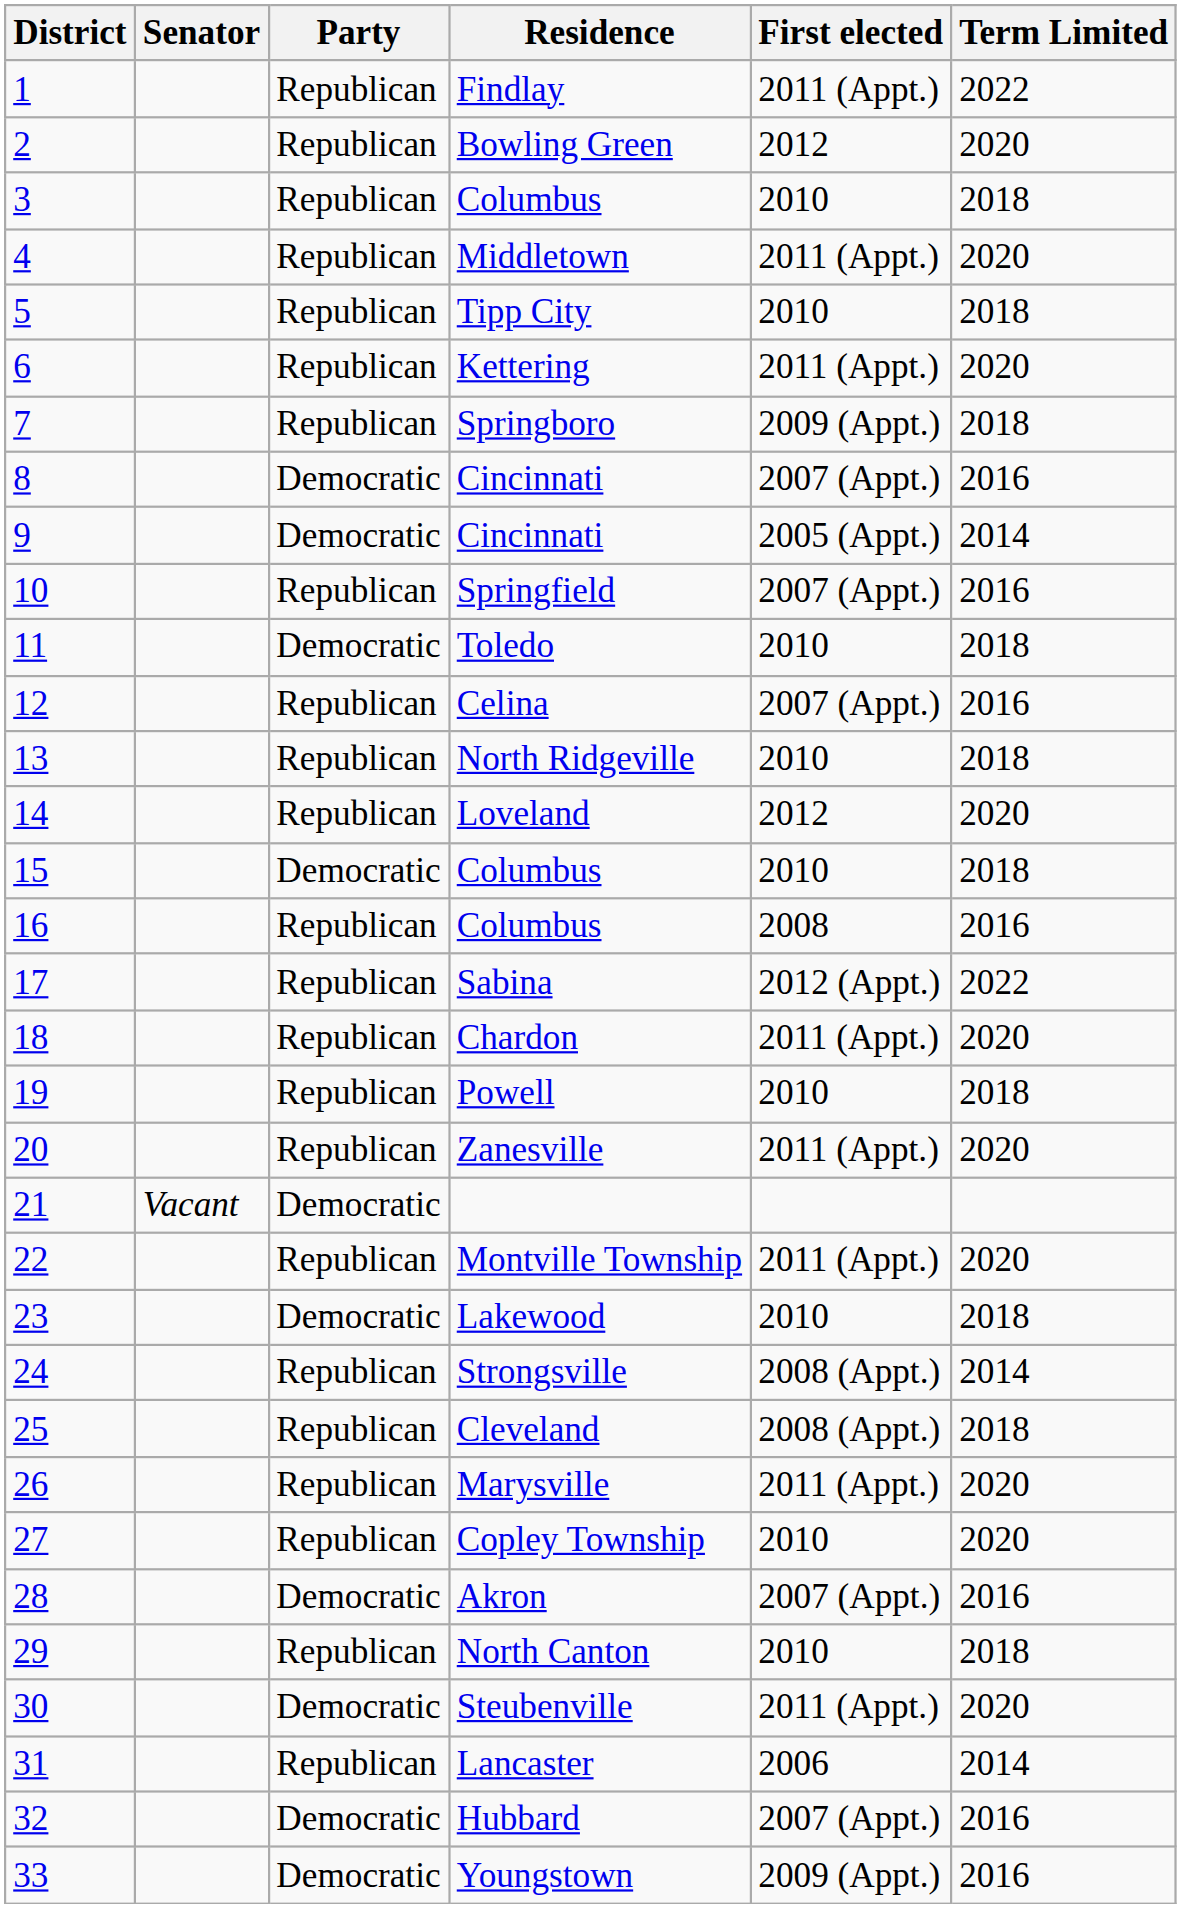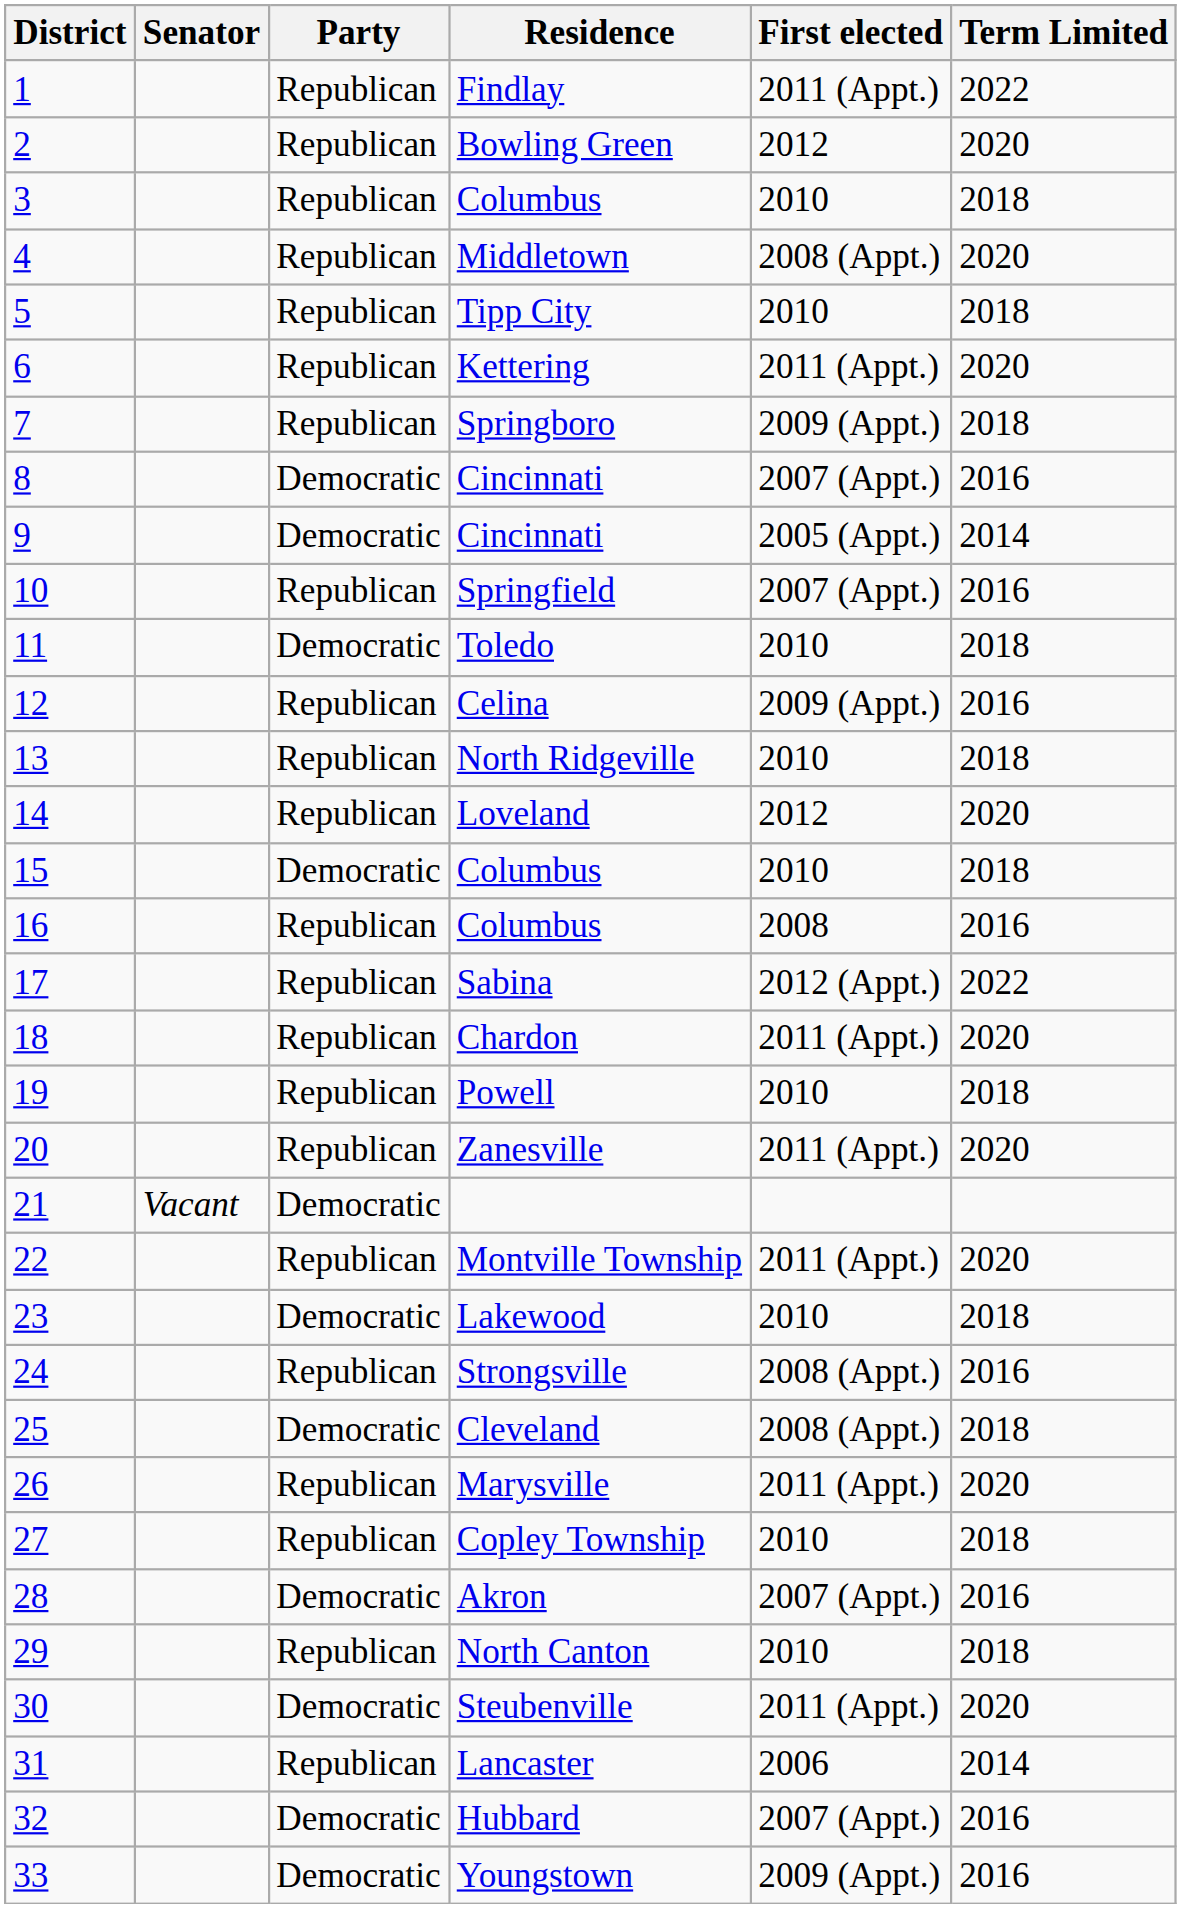(849, 255) 2011 (Appt.) -> (849, 255) 2008 (Appt.)
(849, 702) 2007 (Appt.) -> (849, 702) 2009 (Appt.)
(994, 1372) 2014 -> (994, 1372) 2016
(357, 1428) Republican -> (358, 1428) Democratic
(994, 1539) 2020 -> (994, 1539) 2018
